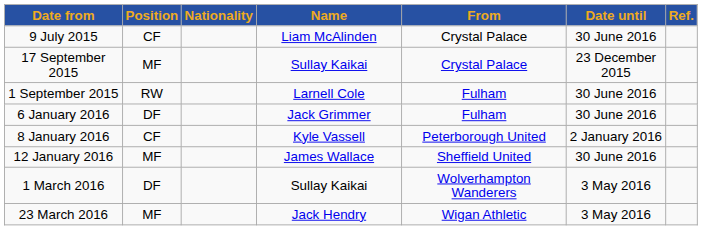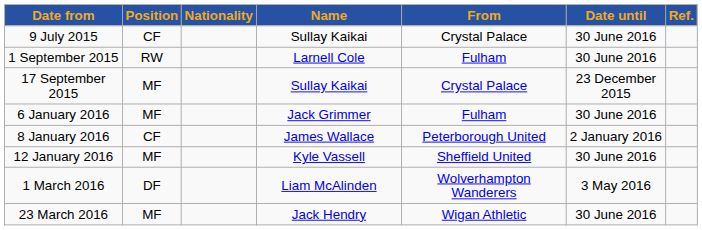(329, 37) Liam McAlinden -> (329, 37) Sullay Kaikai
rows swapped: (63, 94) <-> (63, 65)
(152, 115) DF -> (152, 115) MF
(329, 136) Kyle Vassell -> (329, 136) James Wallace
(329, 157) James Wallace -> (329, 157) Kyle Vassell
(329, 186) Sullay Kaikai -> (329, 186) Liam McAlinden
(616, 214) 3 May 2016 -> (616, 214) 30 June 2016
